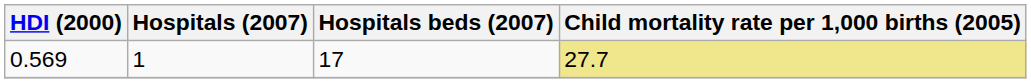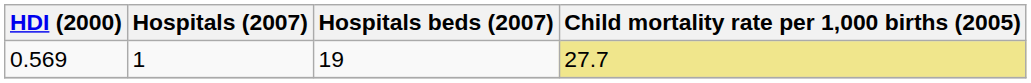(331, 58) 17 -> (331, 58) 19
